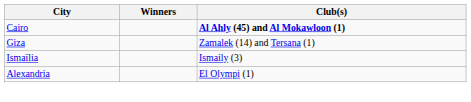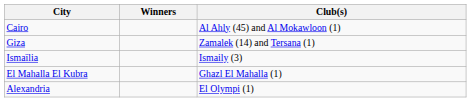(272, 27) bold -> (270, 27) normal
+ row: (47, 74)
